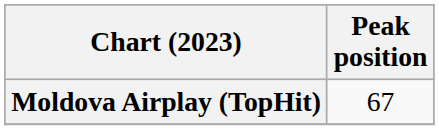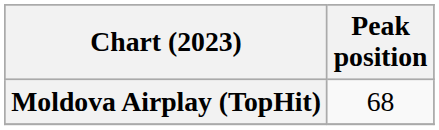(381, 101) 67 -> (381, 101) 68
